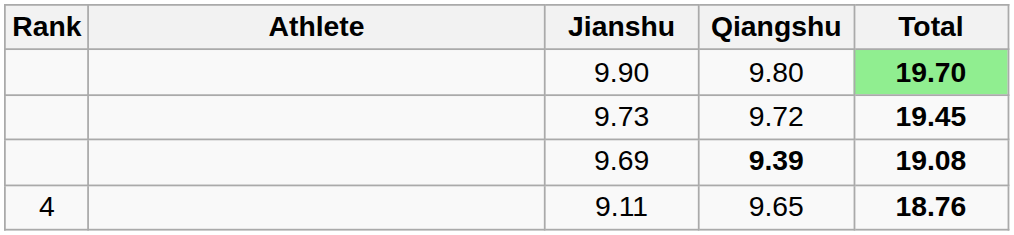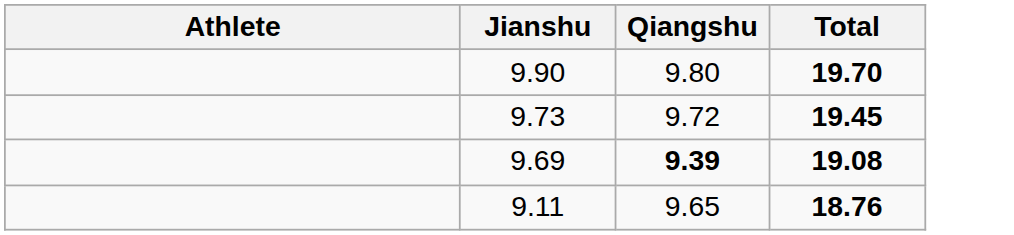- column: (47, 26)
(931, 71) lightgreen background -> (847, 71) no background
